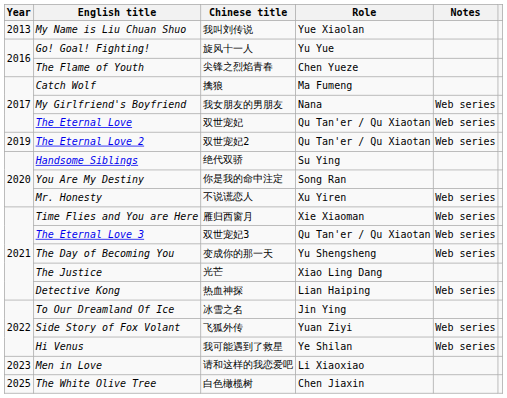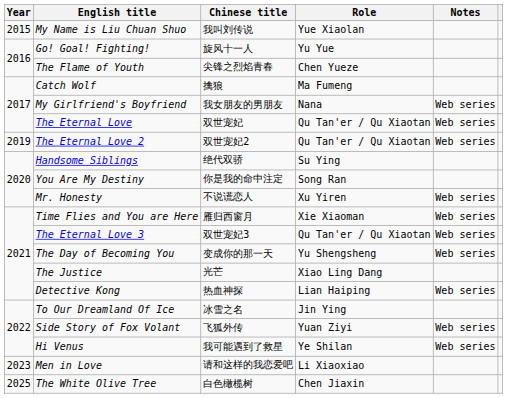(19, 30) 2013 -> (19, 30) 2015
